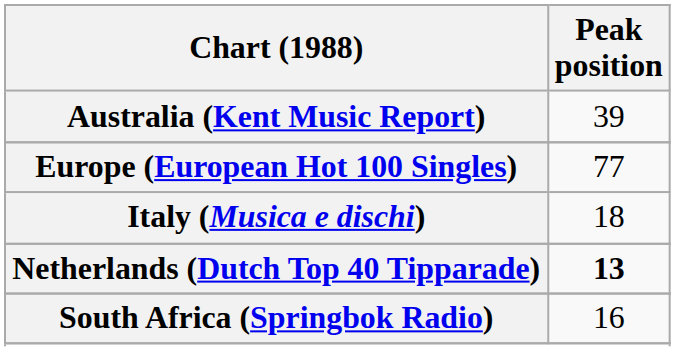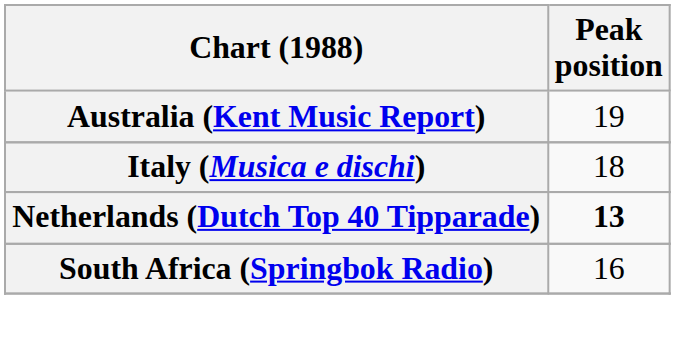(609, 116) 39 -> (609, 116) 19
- row: (276, 166)
